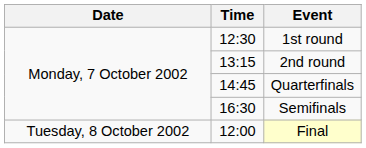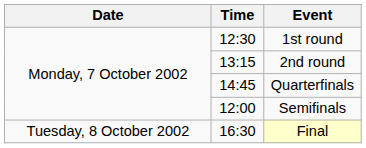(237, 108) 16:30 -> (237, 108) 12:00
(237, 131) 12:00 -> (237, 131) 16:30
